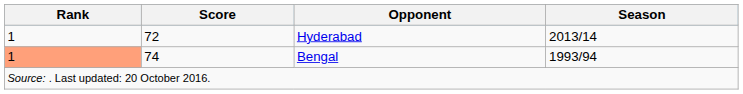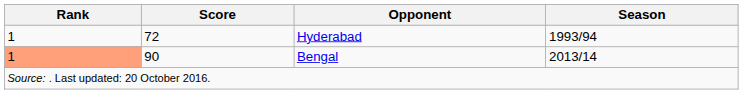(573, 36) 2013/14 -> (573, 36) 1993/94
(152, 57) 74 -> (152, 57) 90
(573, 57) 1993/94 -> (573, 57) 2013/14
